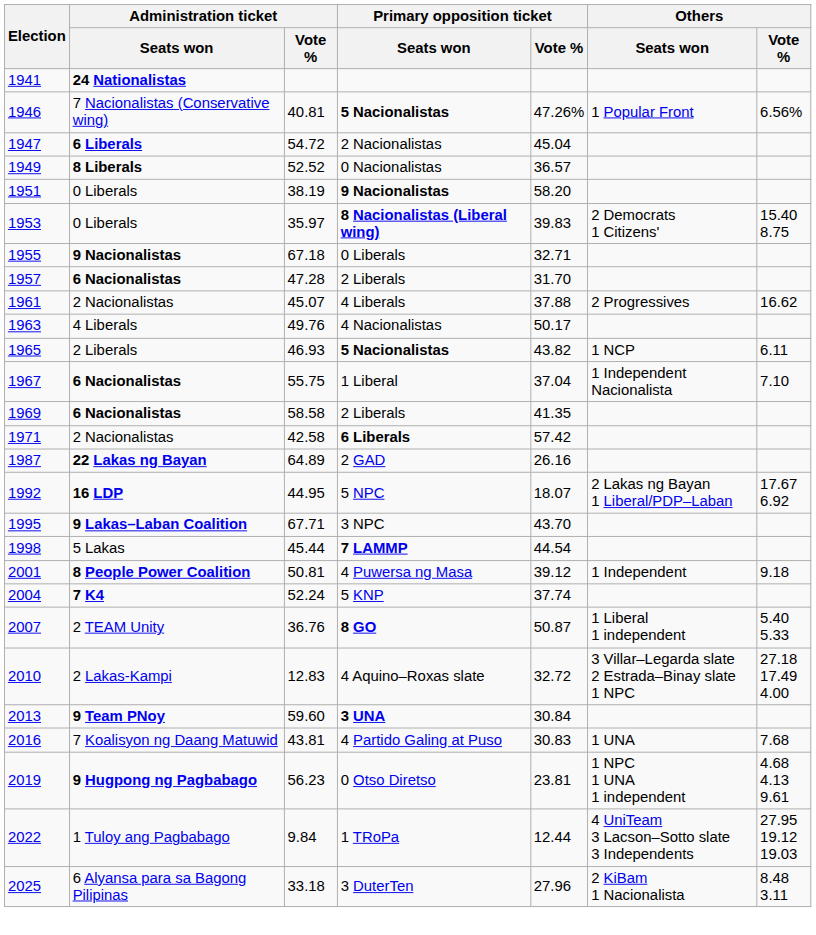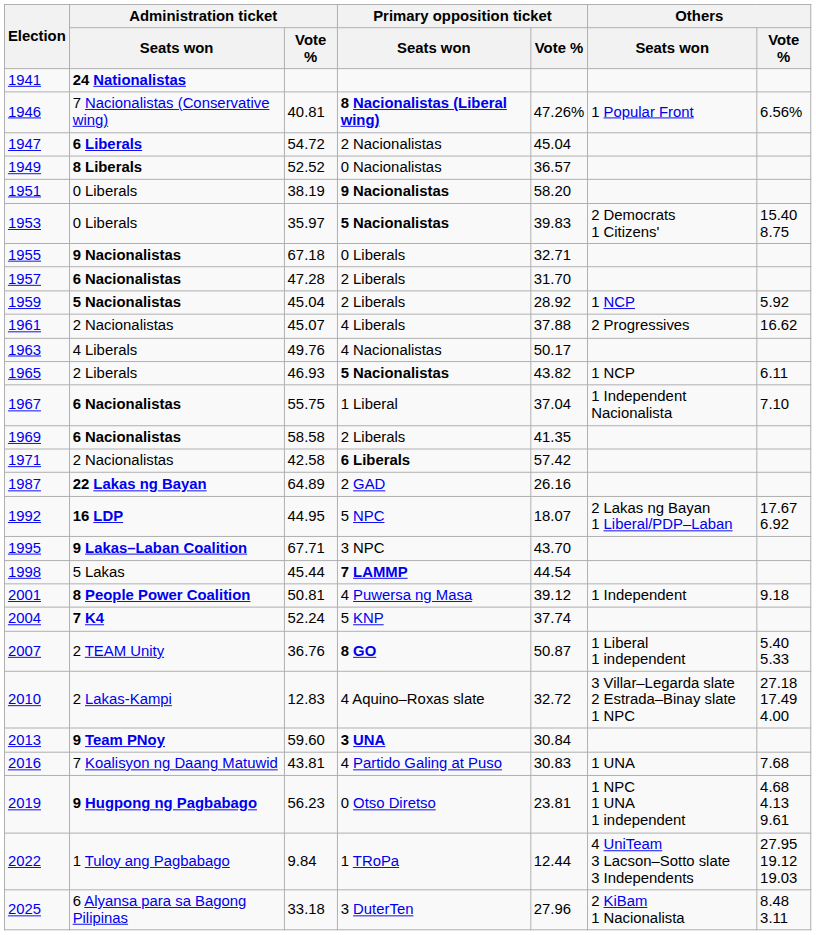(395, 112) 5 Nacionalistas -> (424, 112) 8 Nacionalistas (Liberal wing)
(424, 223) 8 Nacionalistas (Liberal wing) -> (395, 223) 5 Nacionalistas
+ row: (24, 302)
